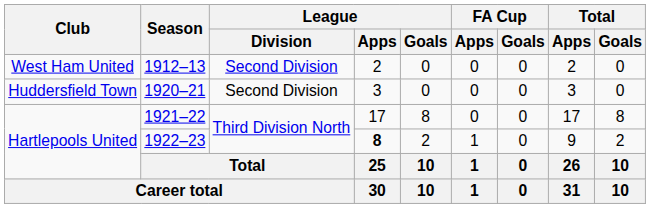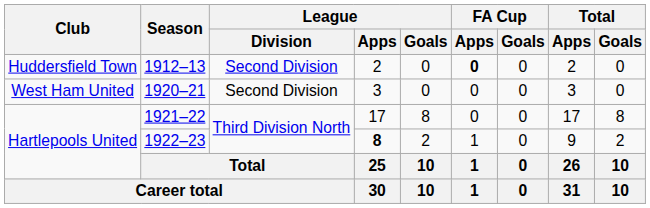(73, 66) West Ham United -> (73, 66) Huddersfield Town
(474, 66) normal -> (474, 66) bold
(73, 91) Huddersfield Town -> (73, 91) West Ham United
